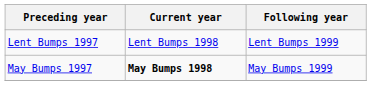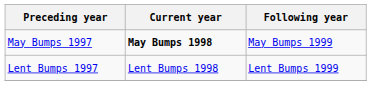rows swapped: (50, 68) <-> (53, 42)
